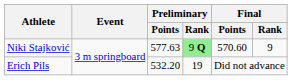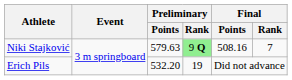(165, 48) 577.63 -> (165, 48) 579.63
(232, 48) 570.60 -> (232, 48) 508.16
(270, 48) 9 -> (270, 48) 7
